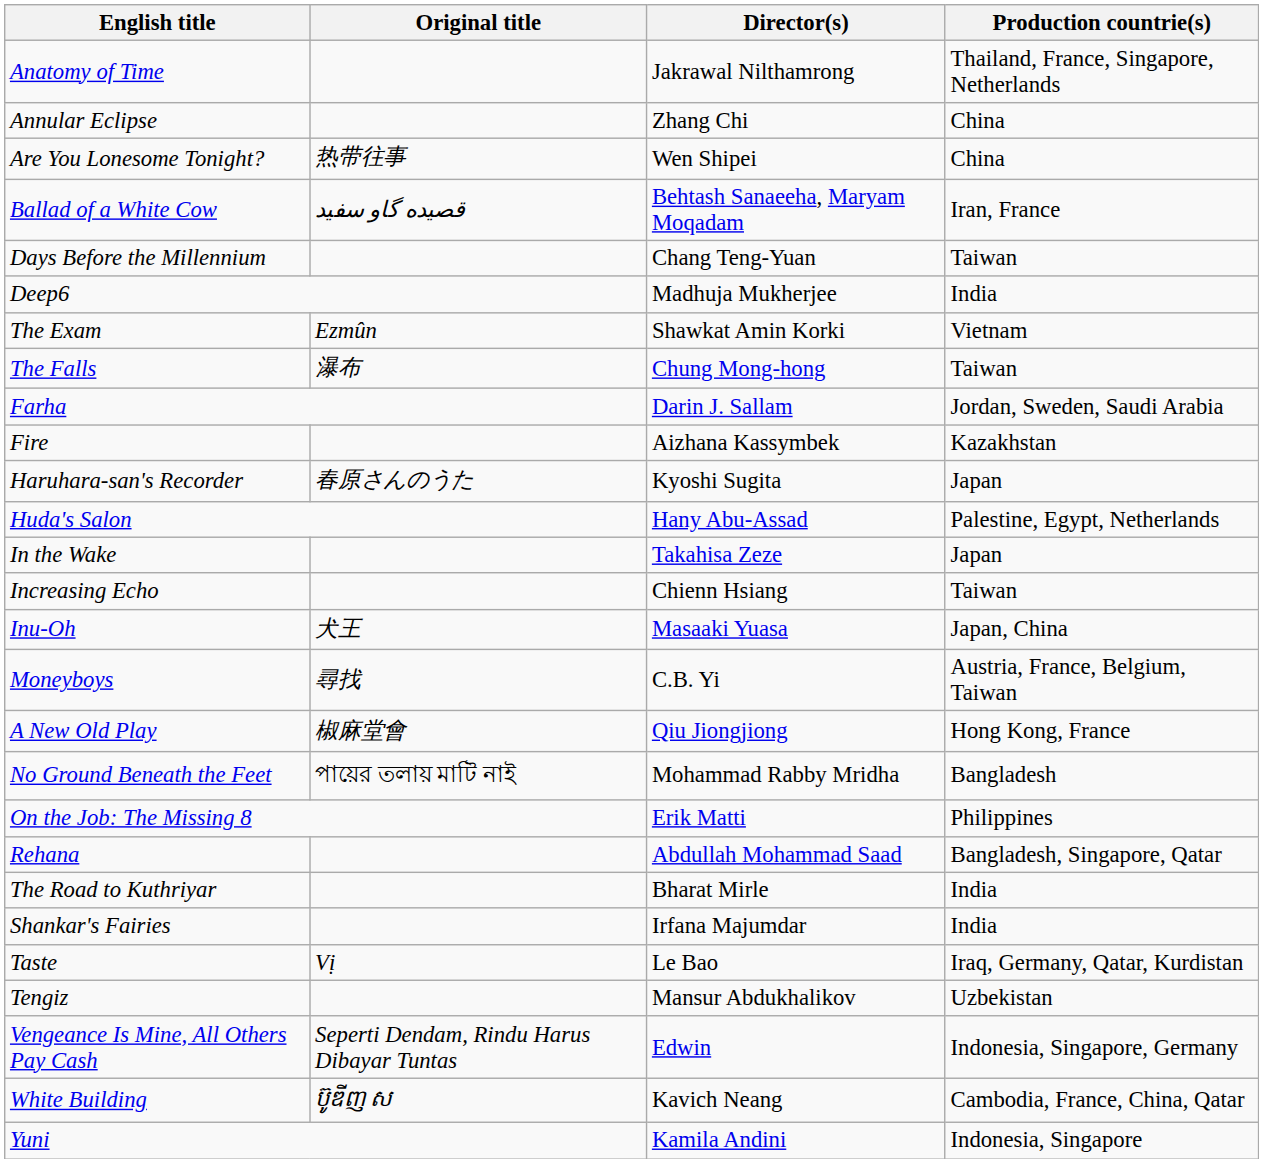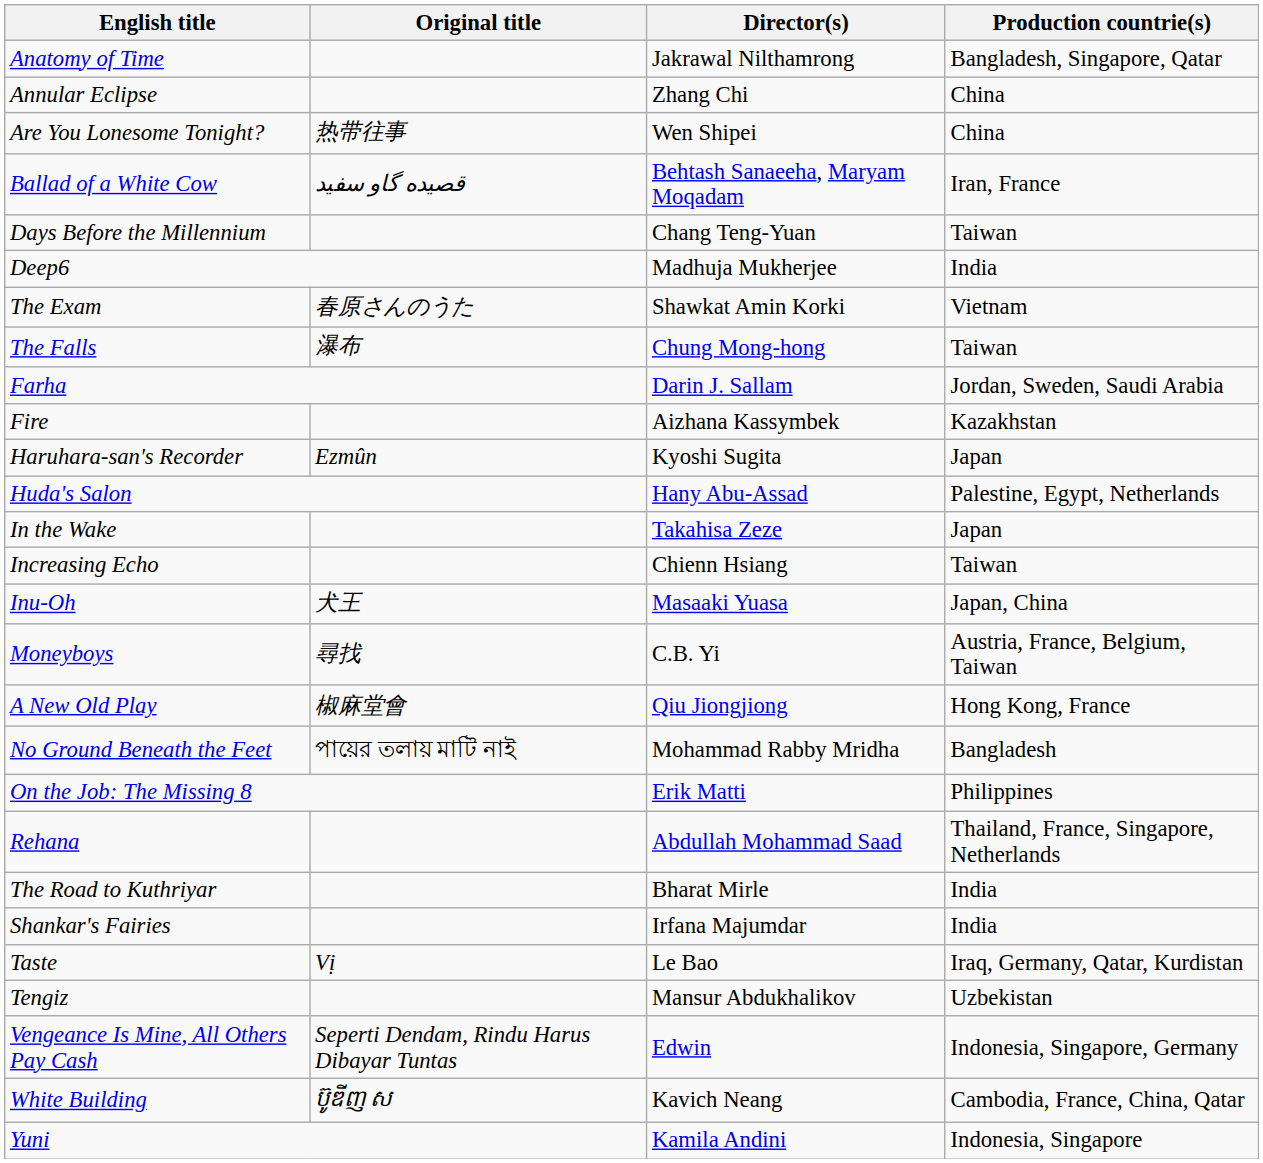(1082, 71) Thailand, France, Singapore, Netherlands -> (1086, 58) Bangladesh, Singapore, Qatar
(346, 330) Ezmûn -> (395, 305) 春原さんのうた
(395, 479) 春原さんのうた -> (346, 457) Ezmûn
(1086, 853) Bangladesh, Singapore, Qatar -> (1082, 841) Thailand, France, Singapore, Netherlands
